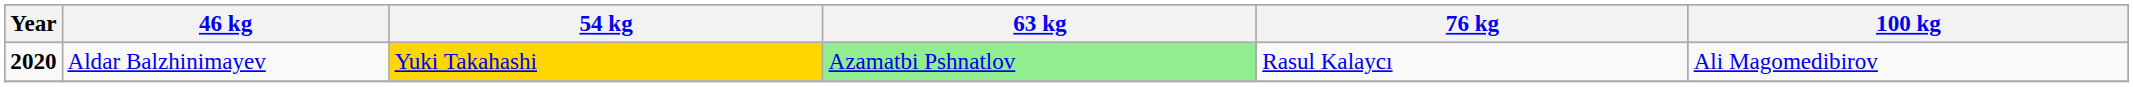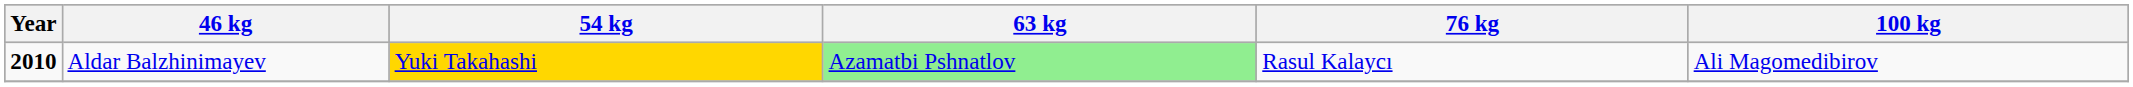(33, 61) 2020 -> (33, 61) 2010
